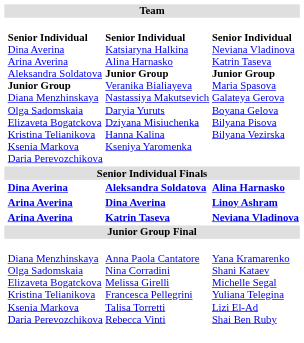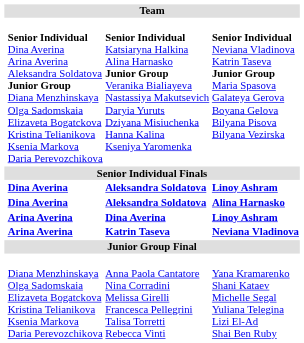+ row: (156, 188)
